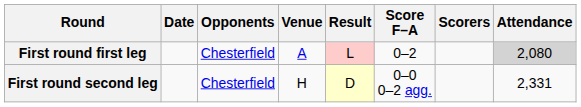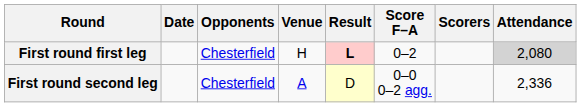(302, 53) A -> (302, 53) H
(350, 53) normal -> (350, 53) bold
(302, 83) H -> (302, 83) A
(535, 83) 2,331 -> (535, 83) 2,336
